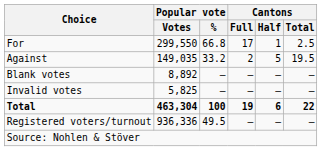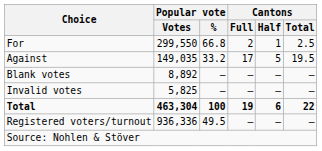(247, 44) 17 -> (250, 44) 2
(250, 59) 2 -> (247, 59) 17
